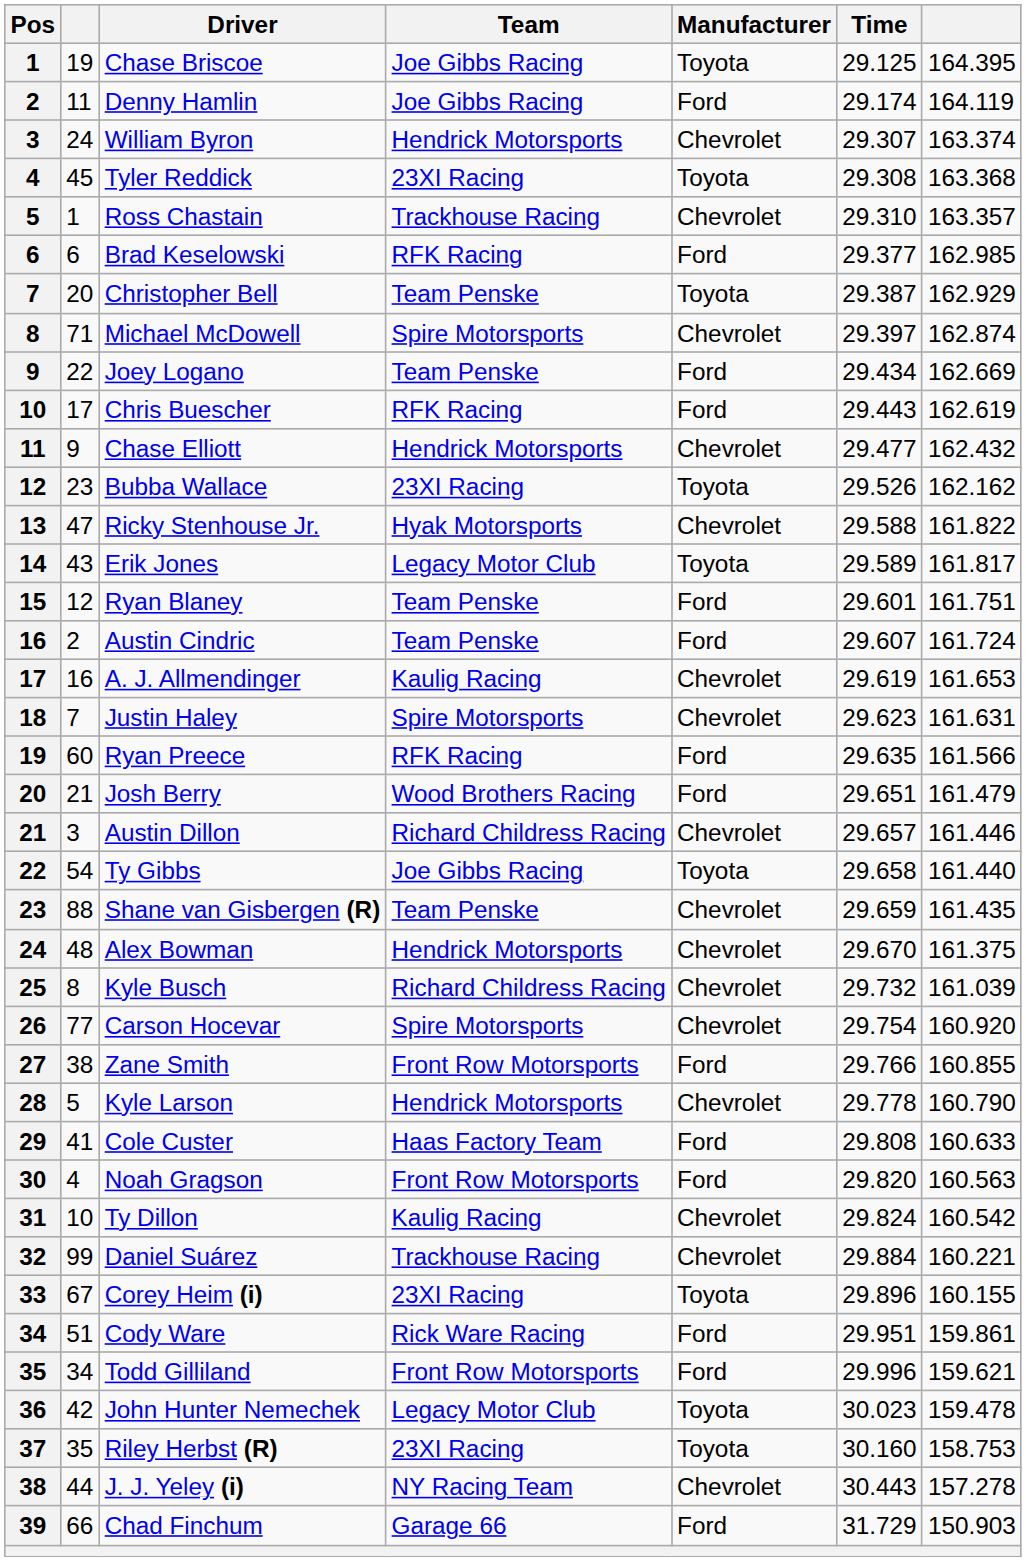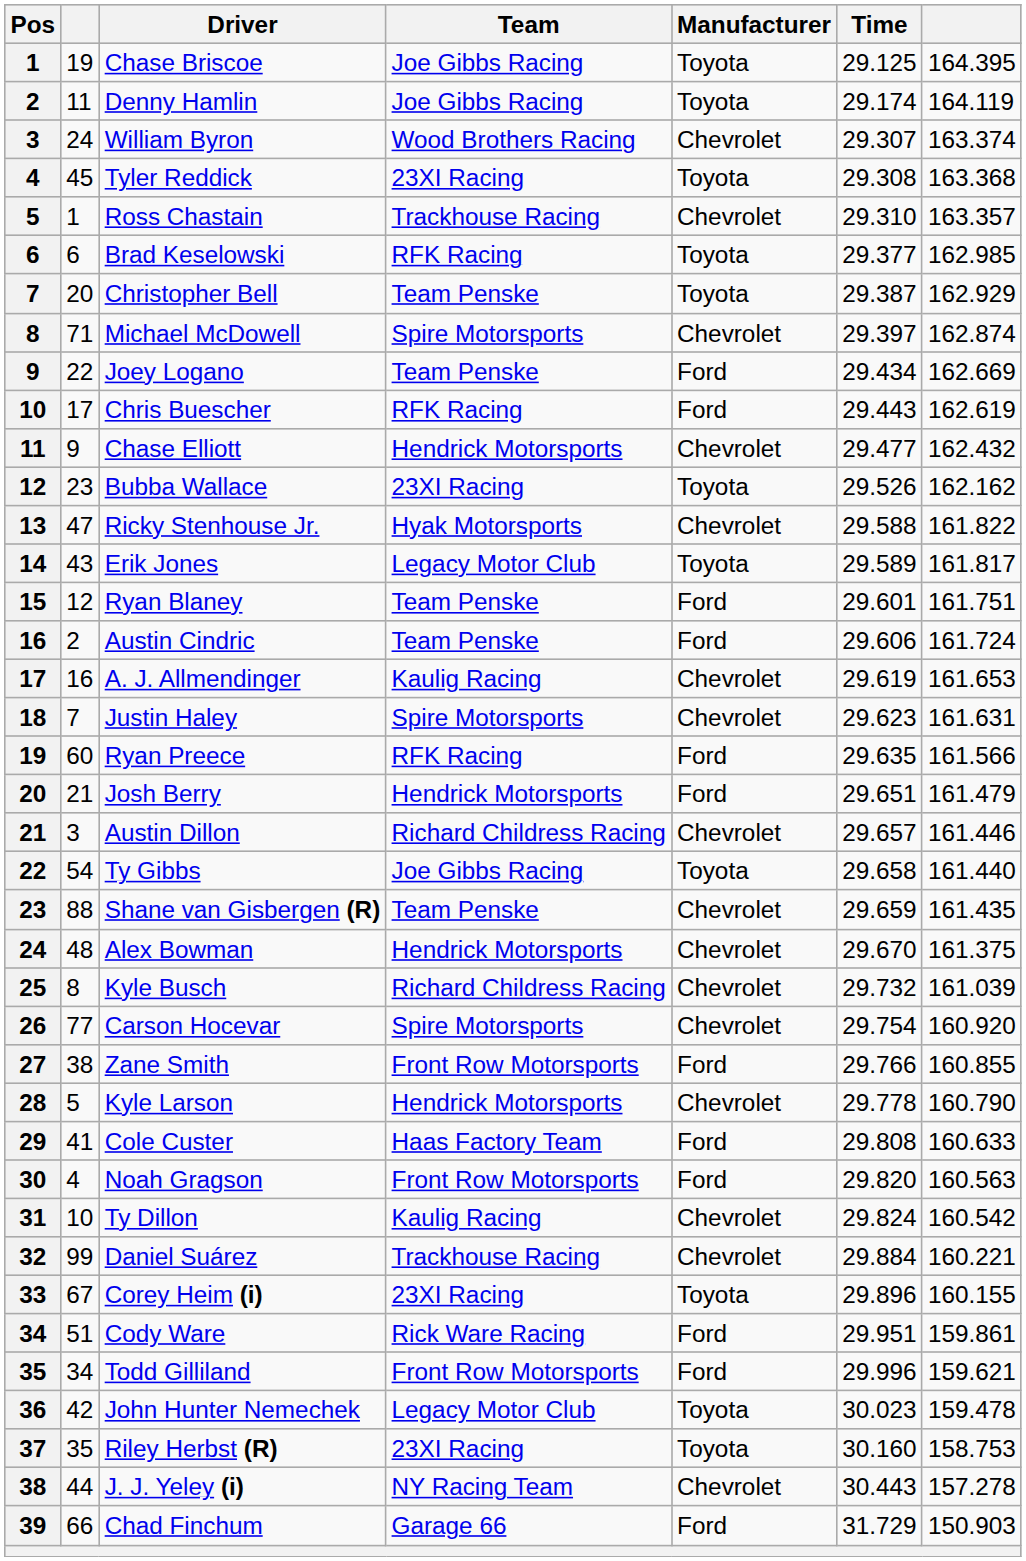(702, 101) Ford -> (713, 101) Toyota
(507, 140) Hendrick Motorsports -> (514, 140) Wood Brothers Racing
(702, 255) Ford -> (713, 255) Toyota
(879, 640) 29.607 -> (879, 640) 29.606
(514, 794) Wood Brothers Racing -> (507, 794) Hendrick Motorsports
